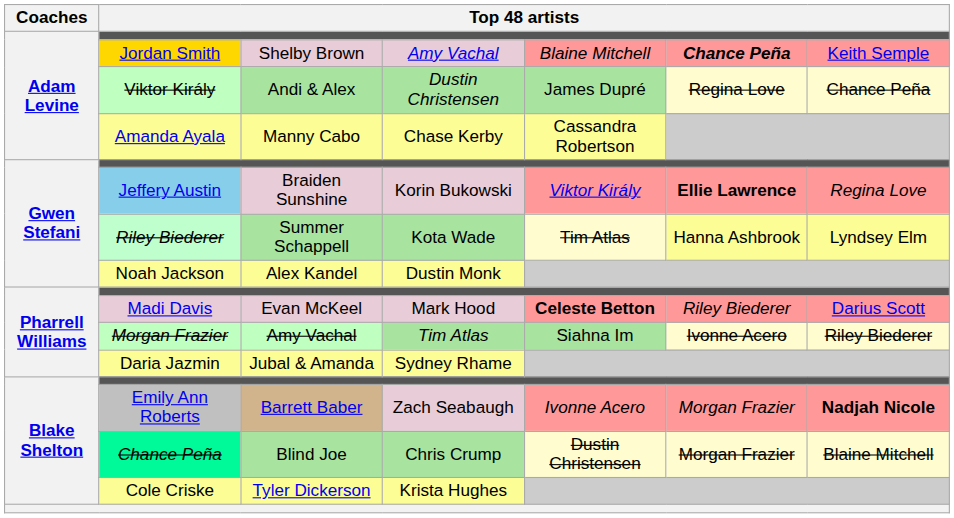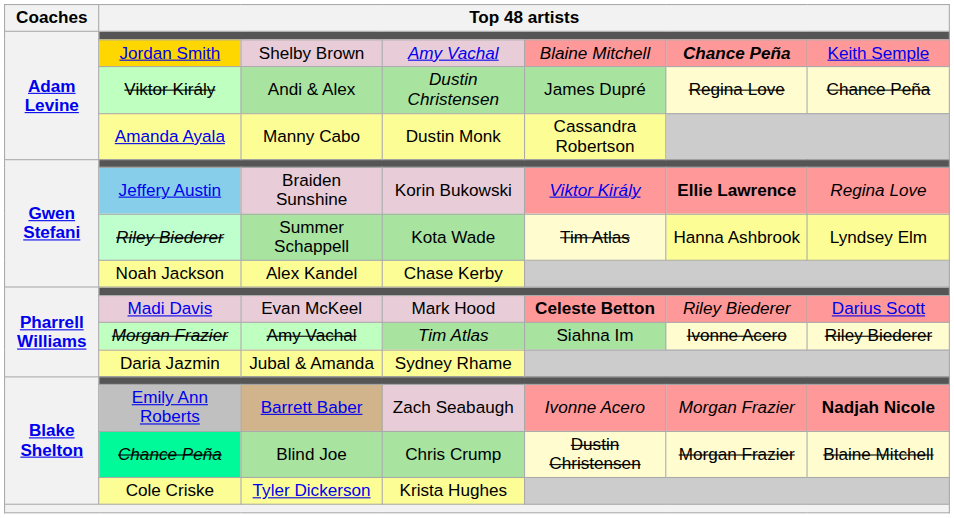(453, 136) Chase Kerby -> (453, 136) Dustin Monk
(453, 273) Dustin Monk -> (453, 273) Chase Kerby
